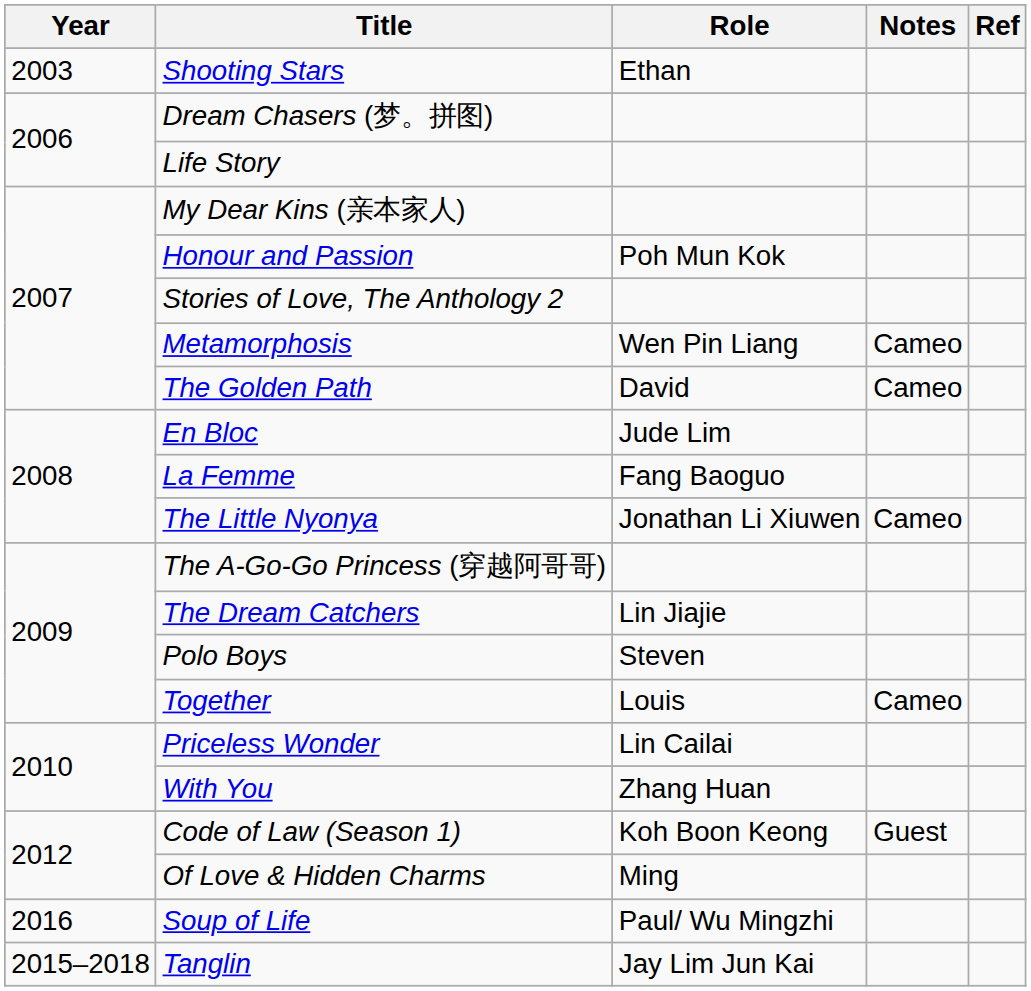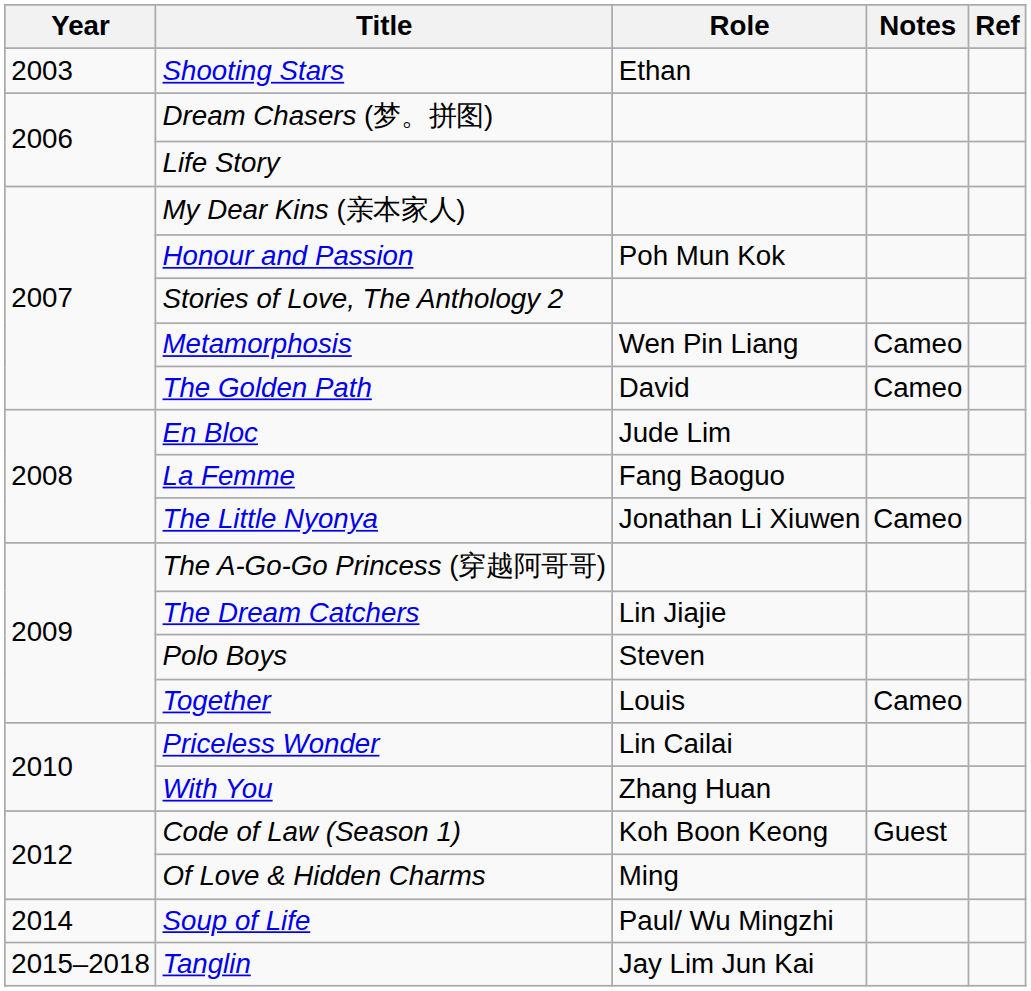(42, 919) 2016 -> (42, 919) 2014
